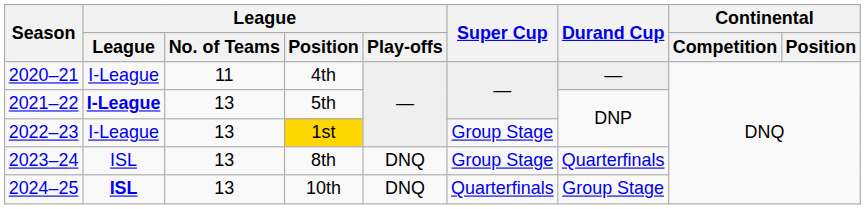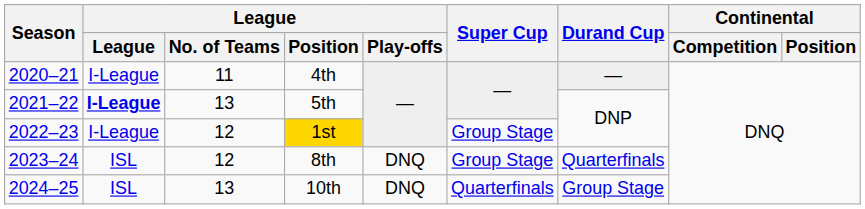(224, 132) 13 -> (224, 132) 12
(224, 160) 13 -> (224, 160) 12
(124, 189) bold -> (124, 189) normal
